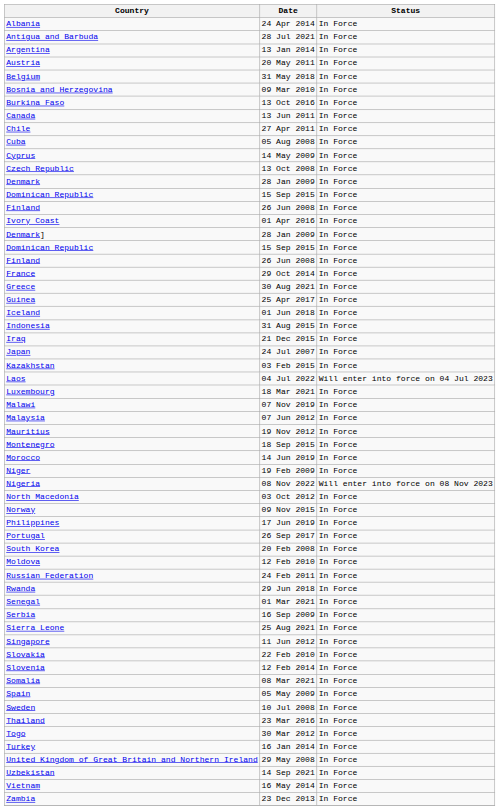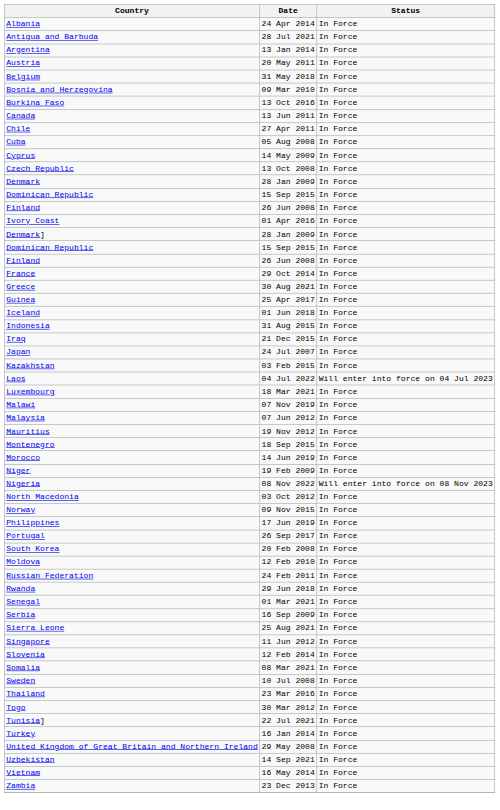- row: (26, 655)
- row: (18, 694)
+ row: (26, 720)
